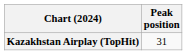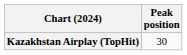(162, 41) 31 -> (162, 41) 30
